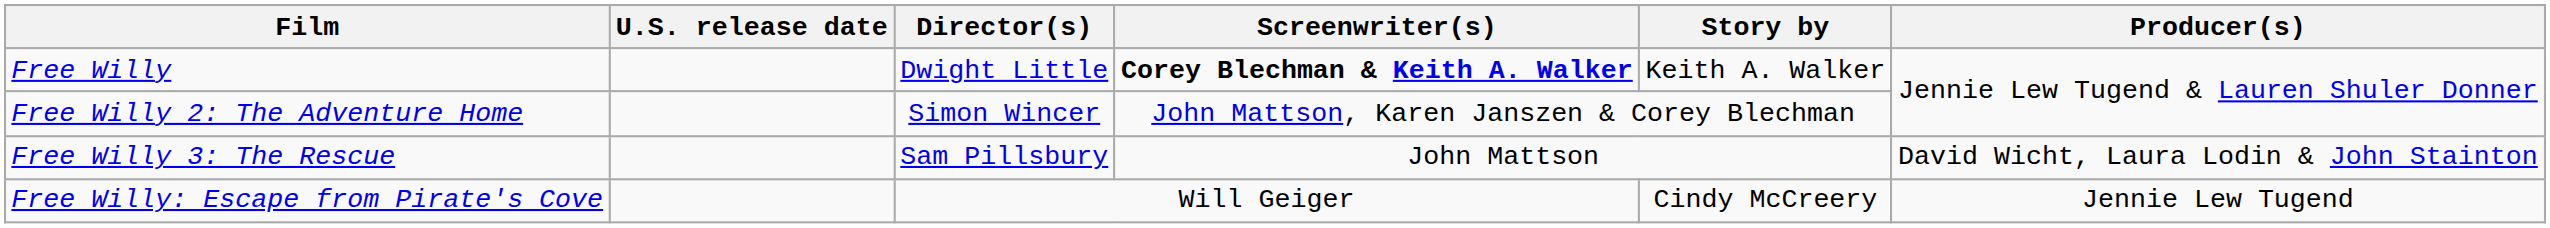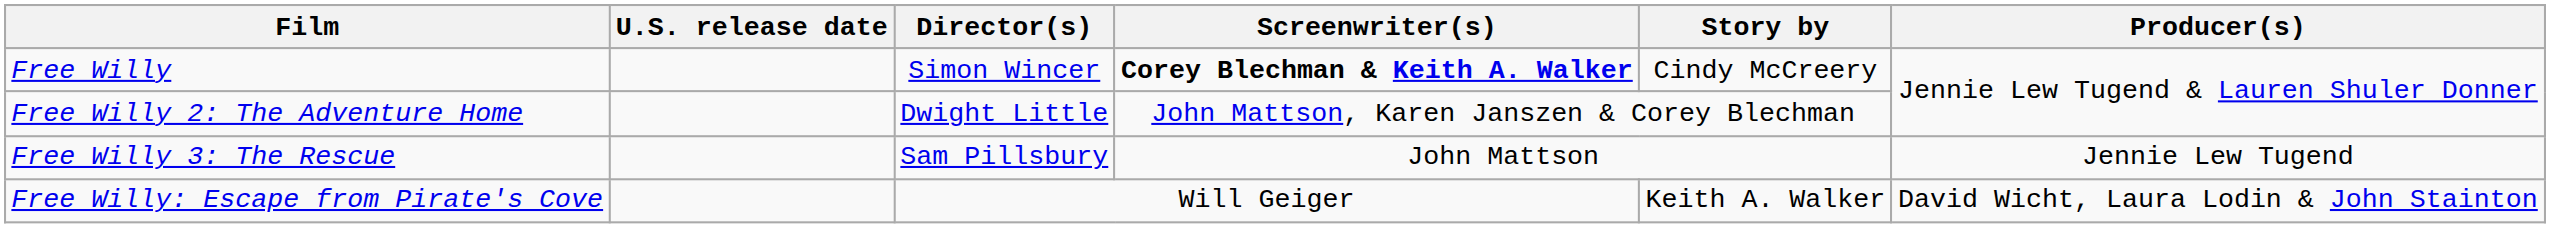(1004, 70) Dwight Little -> (1004, 70) Simon Wincer
(1765, 70) Keith A. Walker -> (1765, 70) Cindy McCreery
(1004, 114) Simon Wincer -> (1004, 114) Dwight Little
(2218, 157) David Wicht, Laura Lodin & John Stainton -> (2218, 157) Jennie Lew Tugend
(1765, 200) Cindy McCreery -> (1765, 200) Keith A. Walker
(2218, 200) Jennie Lew Tugend -> (2218, 200) David Wicht, Laura Lodin & John Stainton
